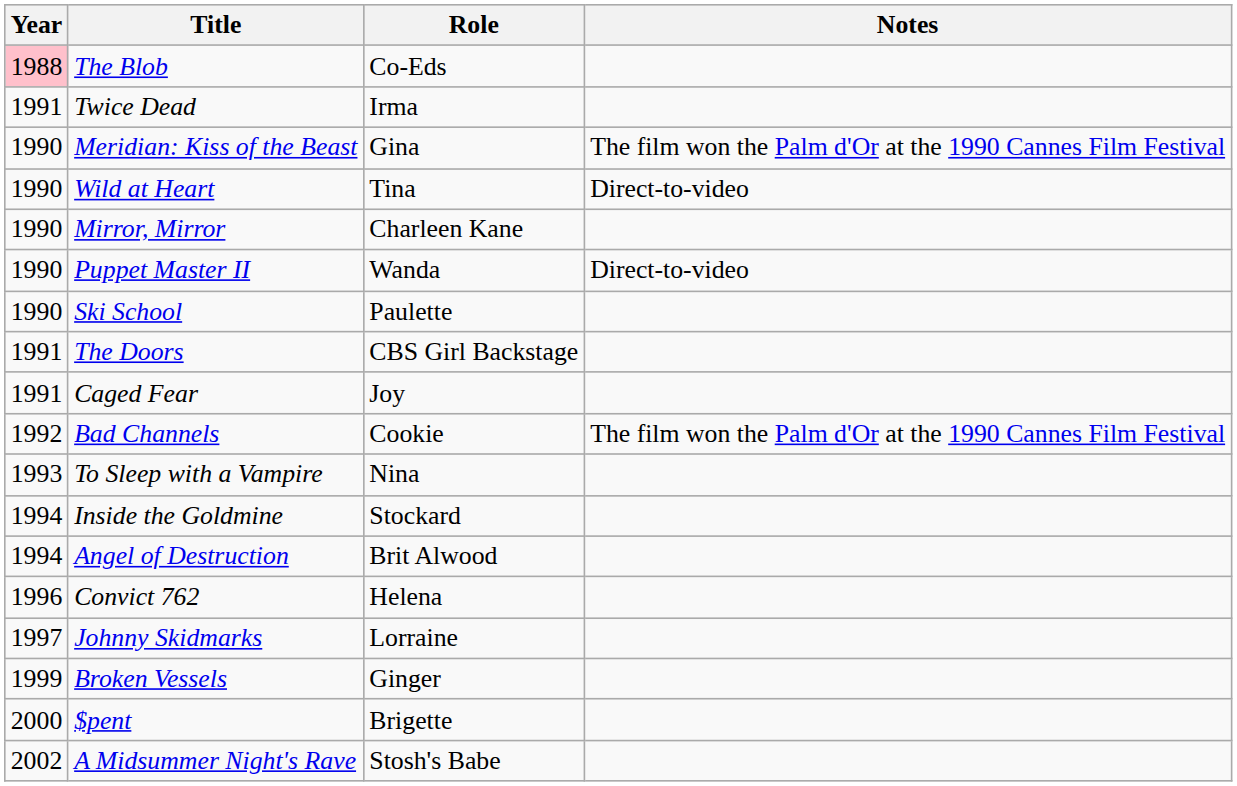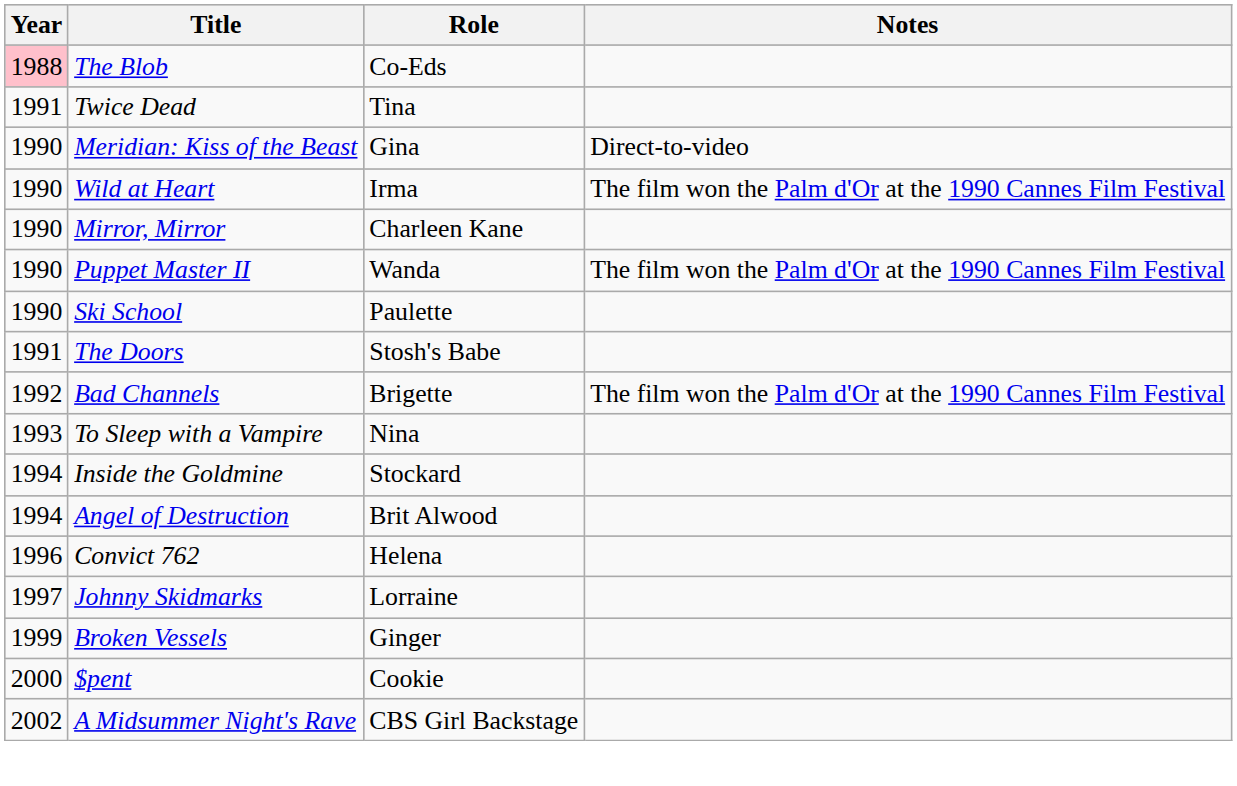(394, 106) Irma -> (393, 106) Tina
(908, 147) The film won the Palm d'Or at the 1990 Cannes Film Festival -> (670, 147) Direct-to-video
(393, 188) Tina -> (394, 188) Irma
(670, 188) Direct-to-video -> (908, 188) The film won the Palm d'Or at the 1990 Cannes Film Festival
(670, 270) Direct-to-video -> (908, 270) The film won the Palm d'Or at the 1990 Cannes Film Festival
(474, 351) CBS Girl Backstage -> (435, 351) Stosh's Babe
- row: (136, 392)
(407, 433) Cookie -> (411, 392) Brigette
(411, 719) Brigette -> (407, 678) Cookie
(435, 760) Stosh's Babe -> (474, 719) CBS Girl Backstage
